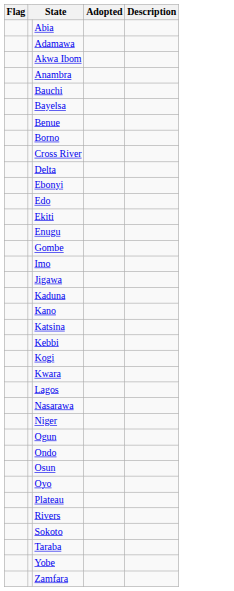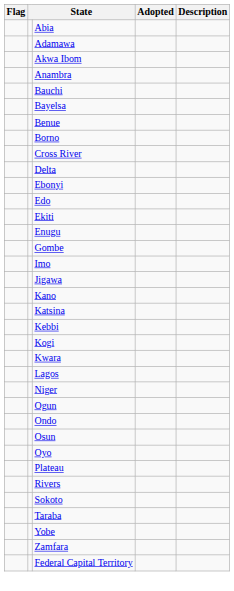- row: (50, 295)
- row: (54, 405)
+ row: (84, 563)
